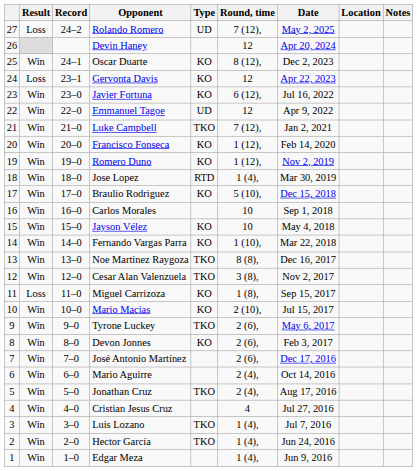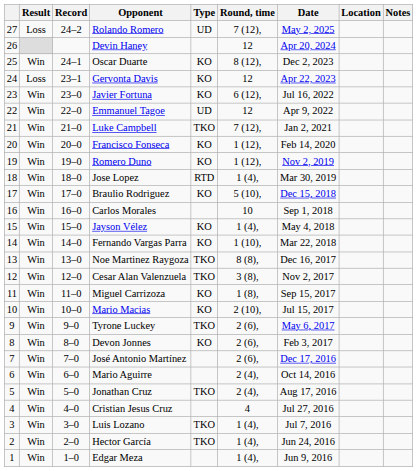(247, 227) 10 -> (247, 227) 1 (4),
(36, 293) Loss -> (36, 293) Win
